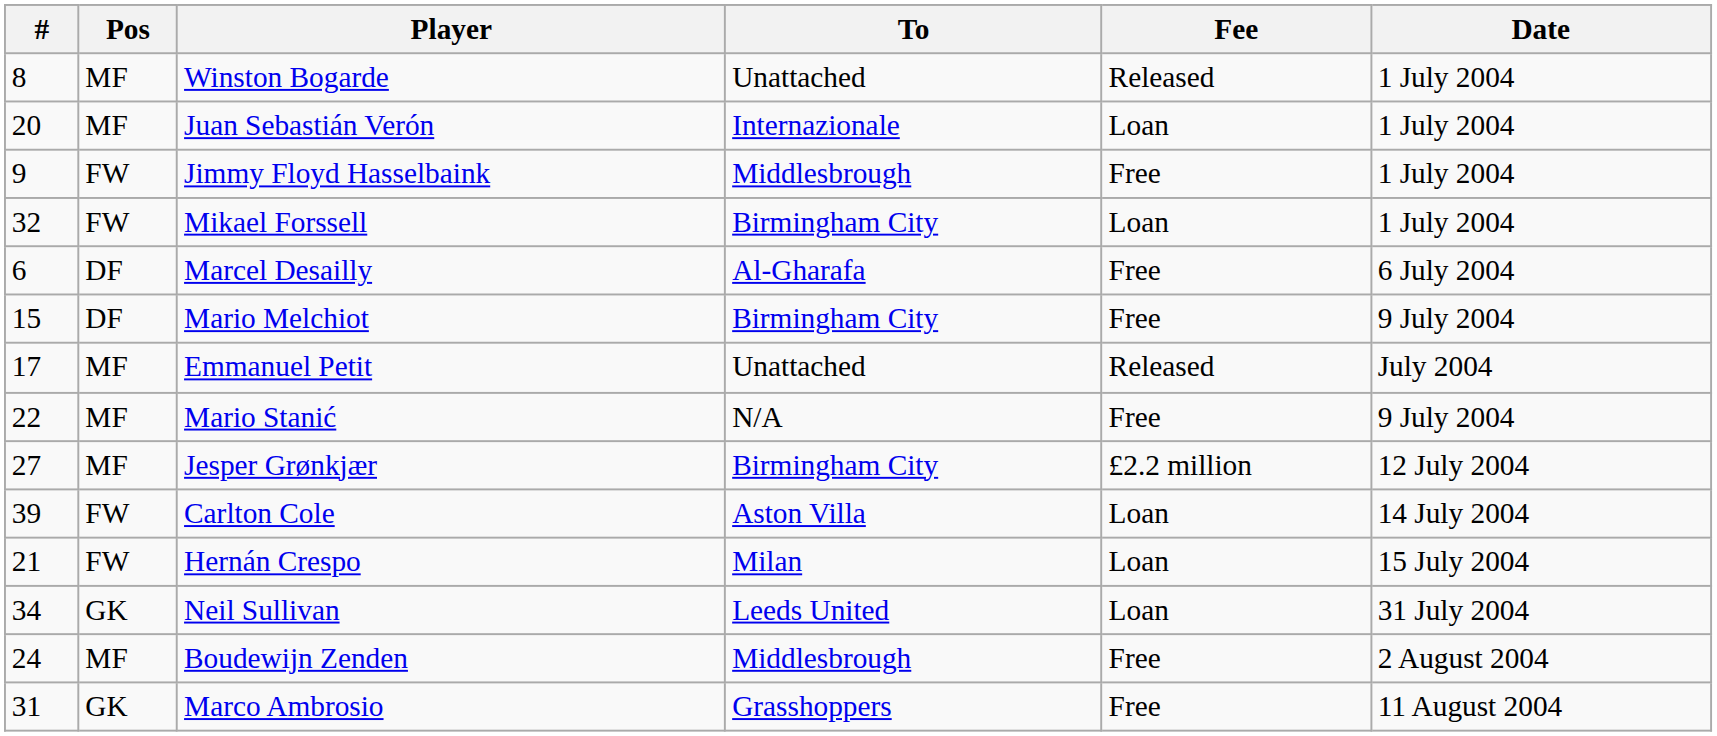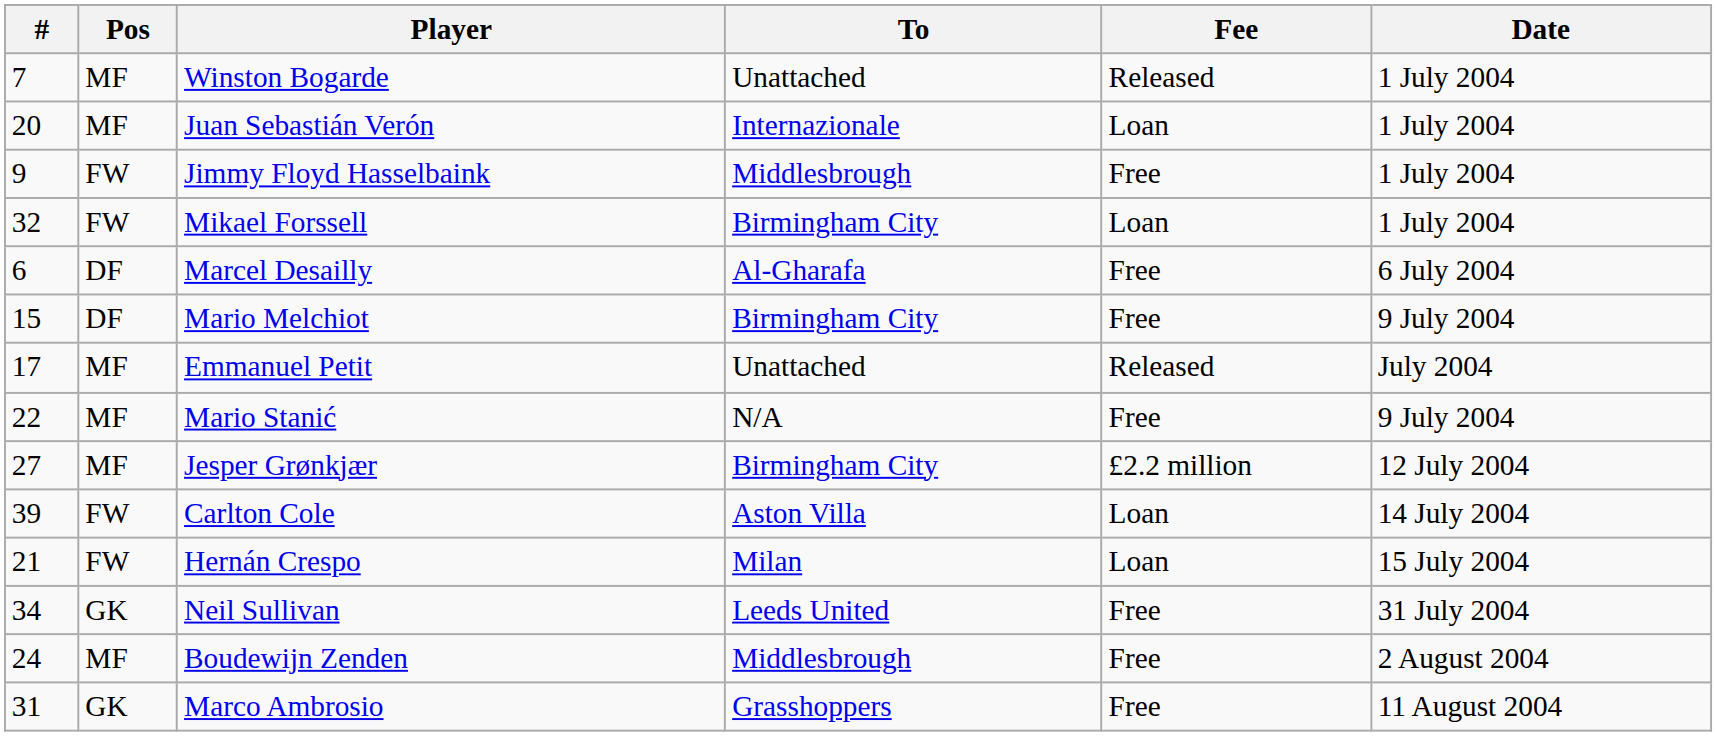(19, 77) 8 -> (19, 77) 7
(1139, 609) Loan -> (1135, 609) Free
